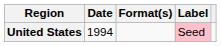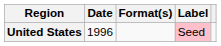(100, 32) 1994 -> (100, 32) 1996
